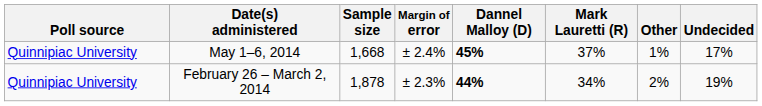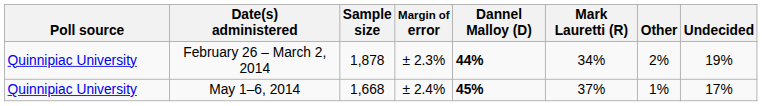rows swapped: (255, 52) <-> (255, 82)
